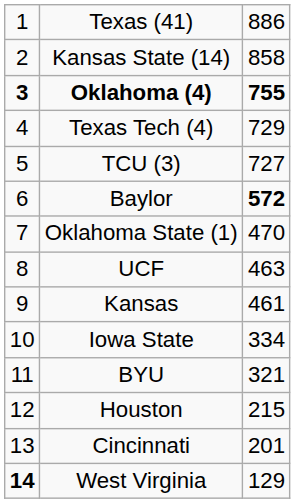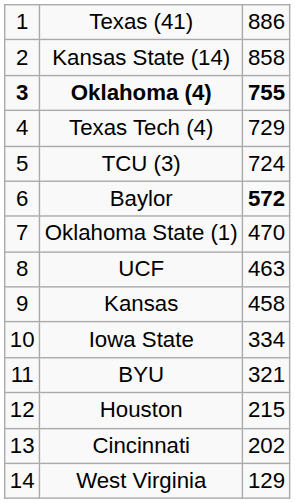(266, 163) 727 -> (266, 163) 724
(266, 304) 461 -> (266, 304) 458
(266, 445) 201 -> (266, 445) 202
(22, 480) bold -> (22, 480) normal
